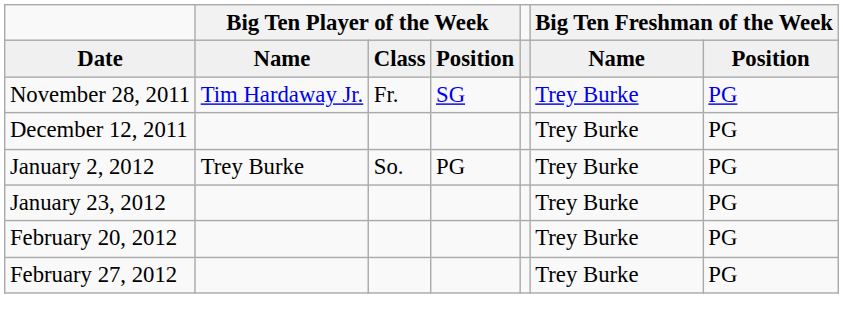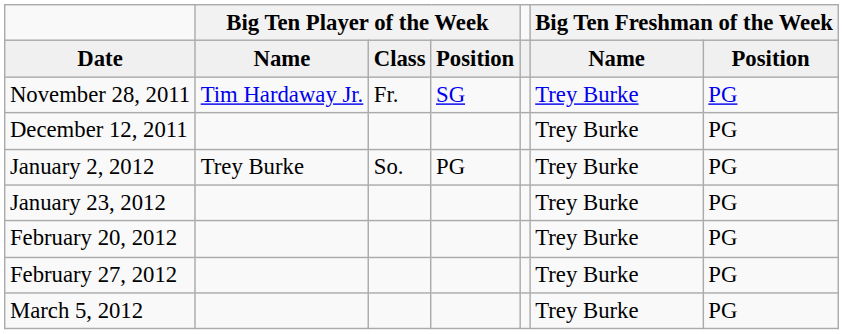+ row: (77, 310)
